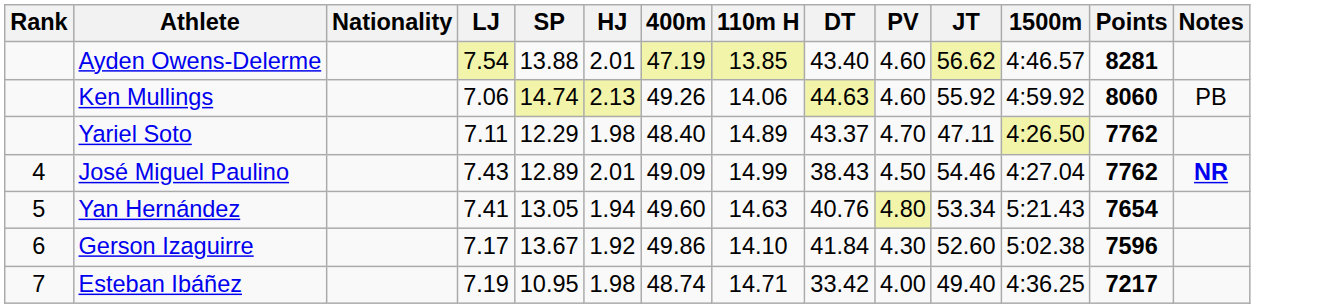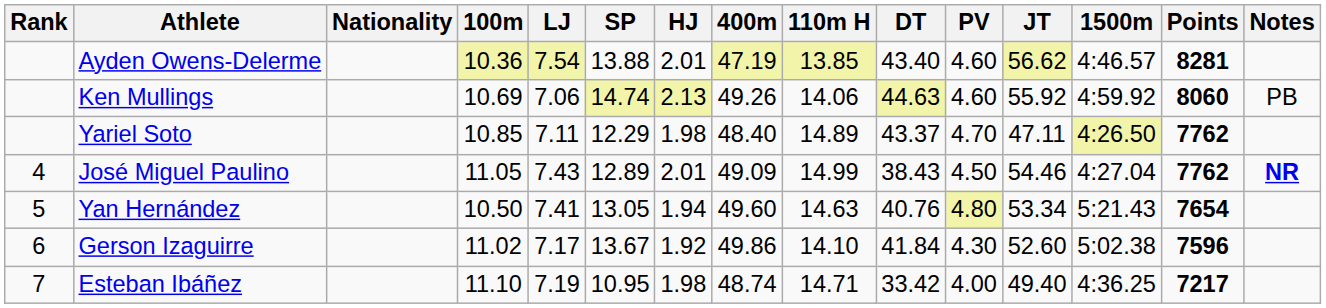+ column: (493, 23)
